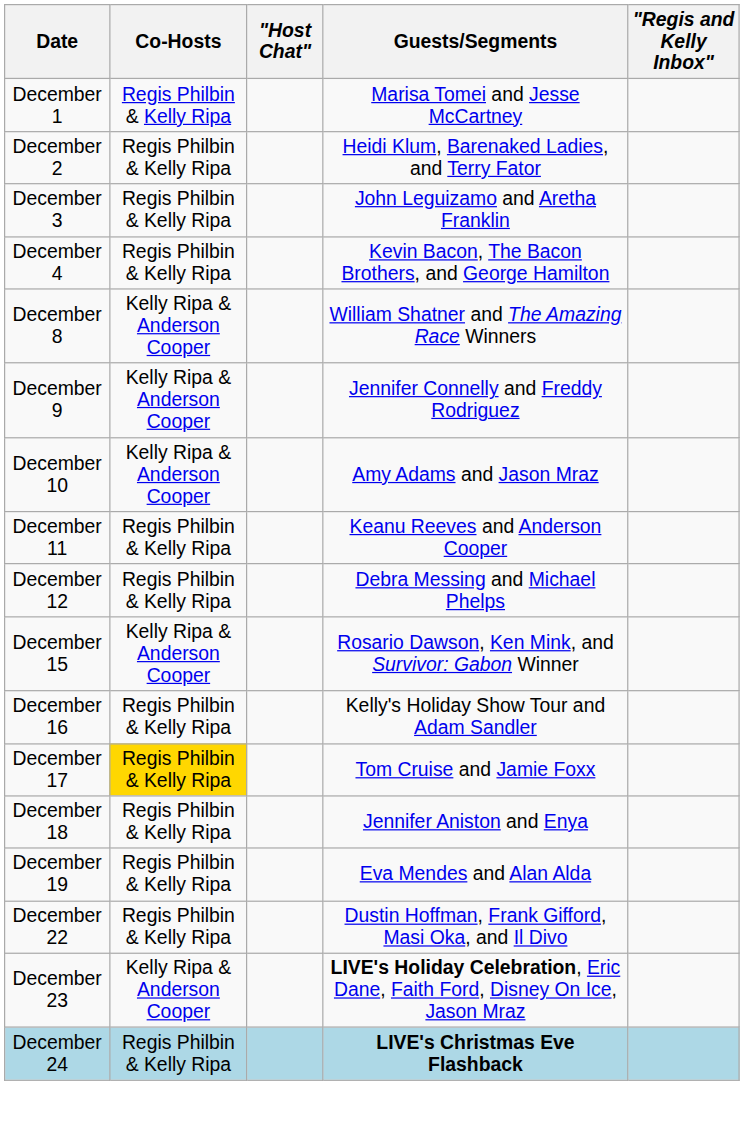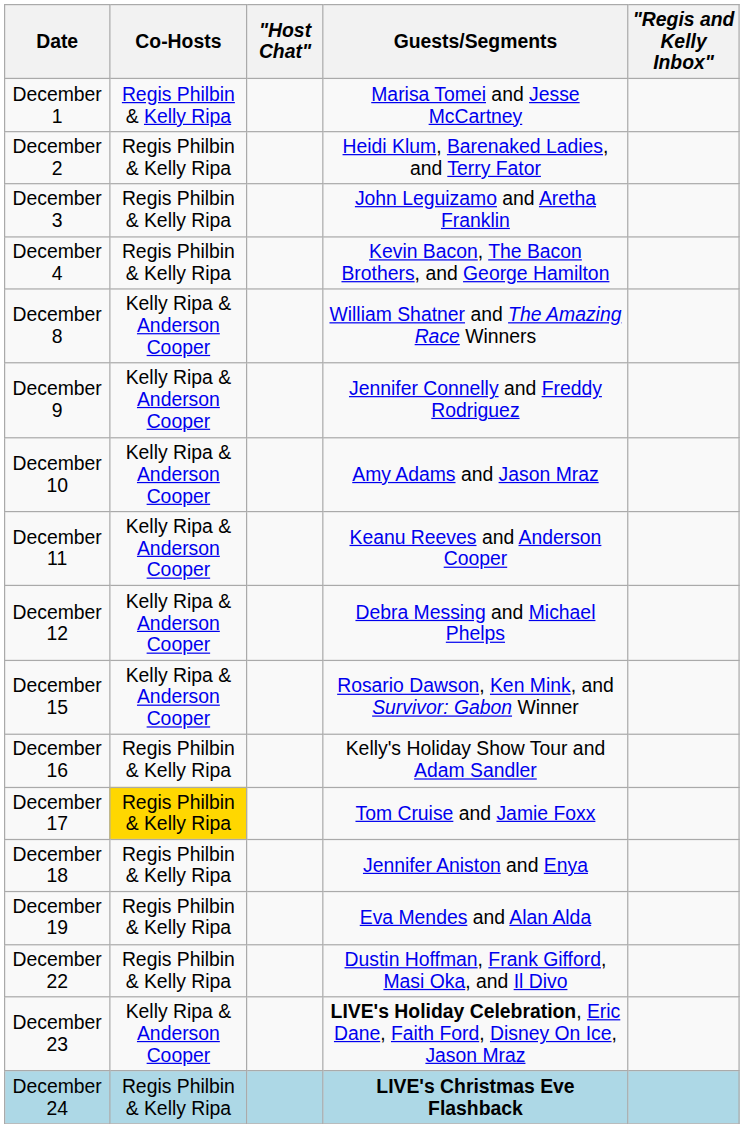(178, 537) Regis Philbin & Kelly Ripa -> (178, 548) Kelly Ripa & Anderson Cooper
(178, 590) Regis Philbin & Kelly Ripa -> (178, 622) Kelly Ripa & Anderson Cooper
